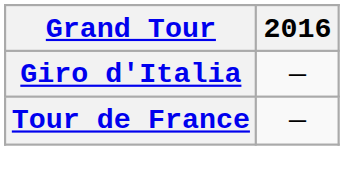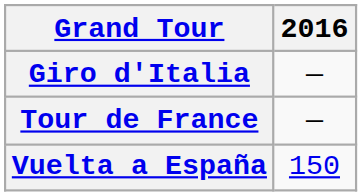+ row: (139, 167)
